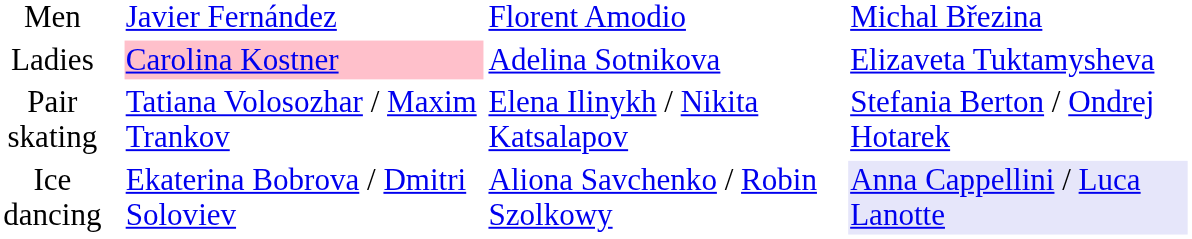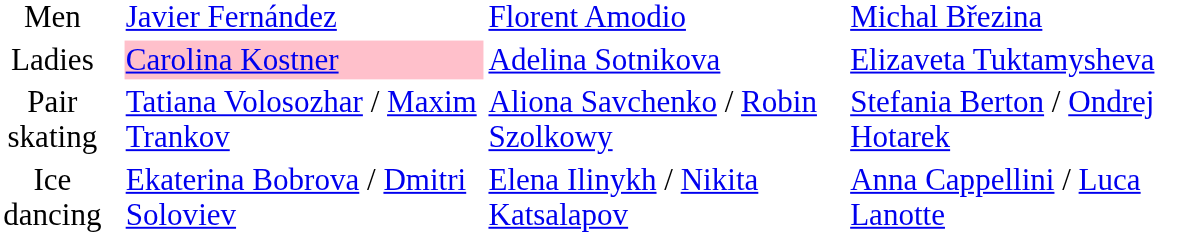(623, 119) Elena Ilinykh / Nikita Katsalapov -> (653, 119) Aliona Savchenko / Robin Szolkowy
(653, 197) Aliona Savchenko / Robin Szolkowy -> (623, 197) Elena Ilinykh / Nikita Katsalapov
(995, 197) lavender background -> (995, 197) no background
